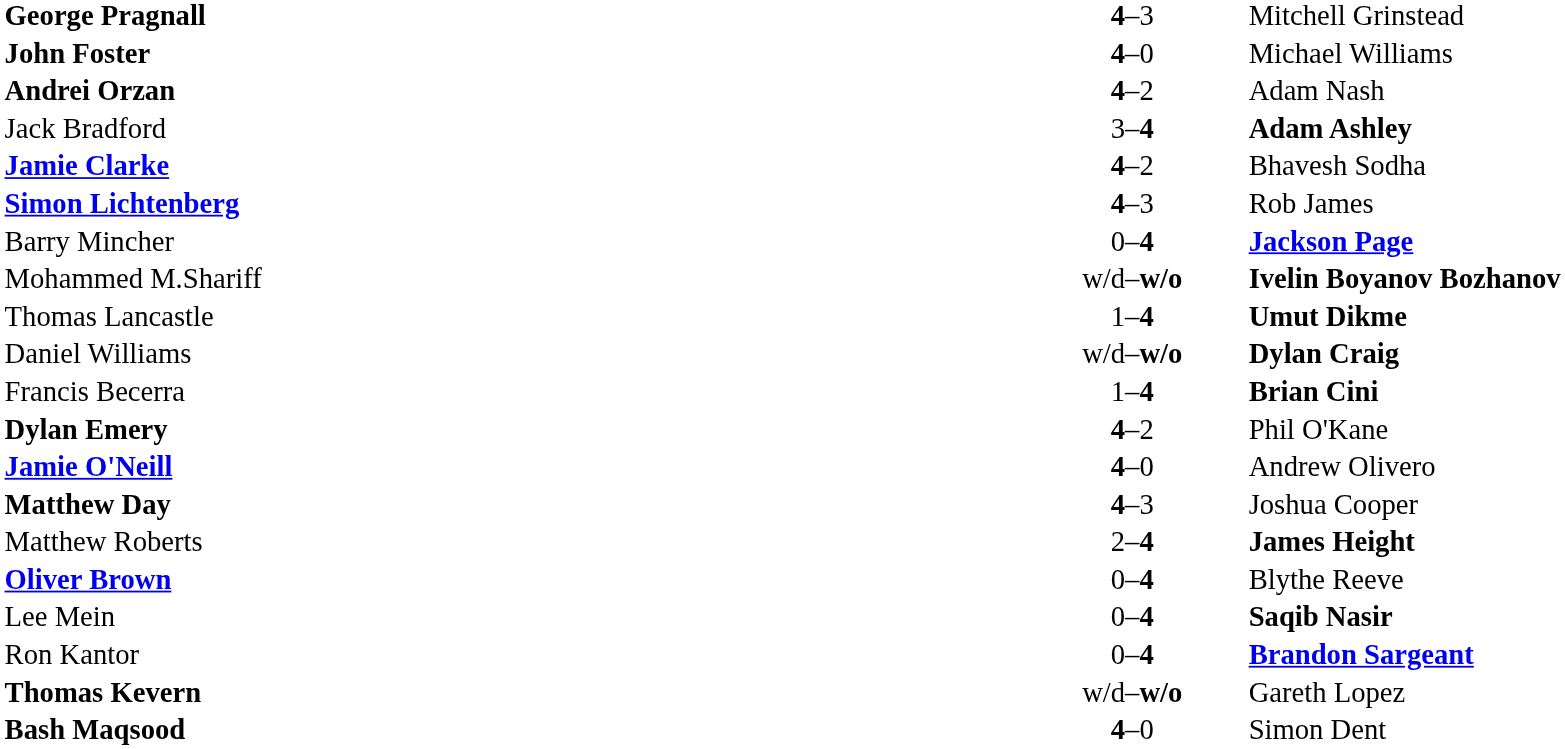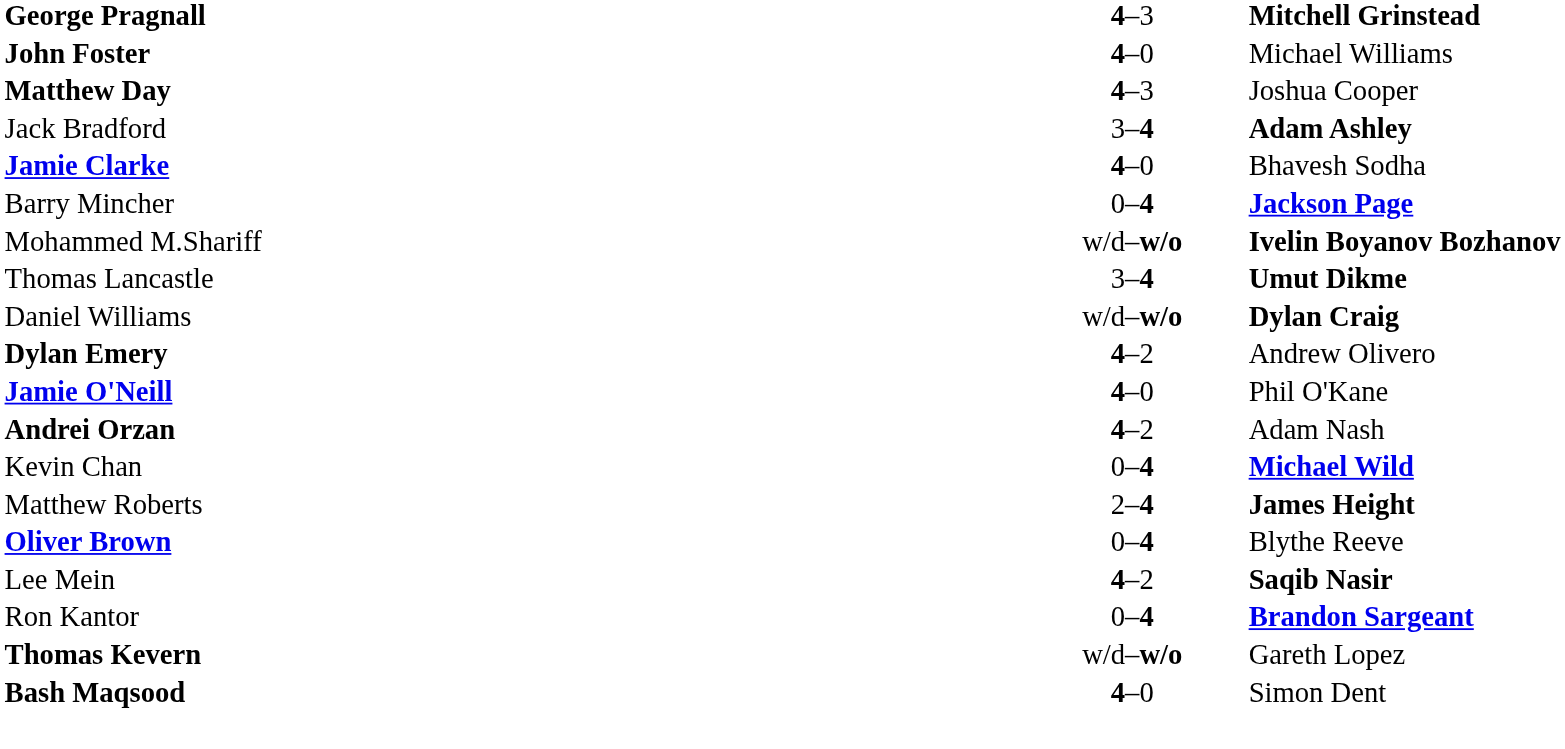(1356, 15) normal -> (1364, 15) bold
rows swapped: (88, 504) <-> (90, 90)
(1132, 166) 4–2 -> (1132, 166) 4–0
- row: (122, 203)
(1132, 316) 1–4 -> (1132, 278) 3–4
- row: (95, 391)
(1318, 429) Phil O'Kane -> (1342, 353) Andrew Olivero
(1342, 466) Andrew Olivero -> (1318, 391) Phil O'Kane
+ row: (73, 466)
(1132, 617) 0–4 -> (1132, 579) 4–2
